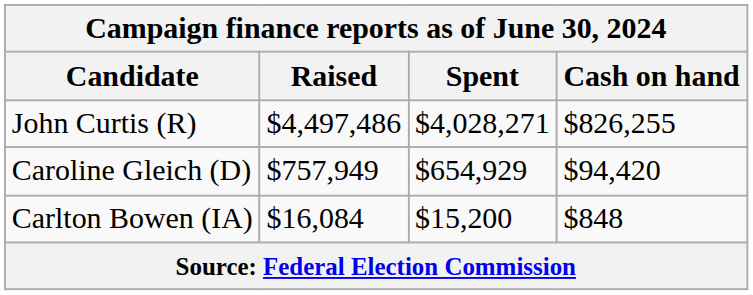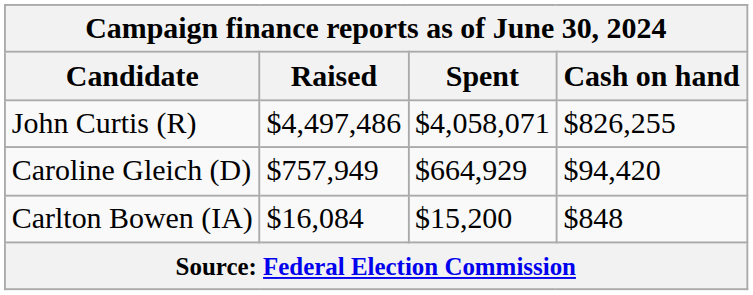(482, 123) $4,028,271 -> (482, 123) $4,058,071
(471, 170) $654,929 -> (471, 170) $664,929
